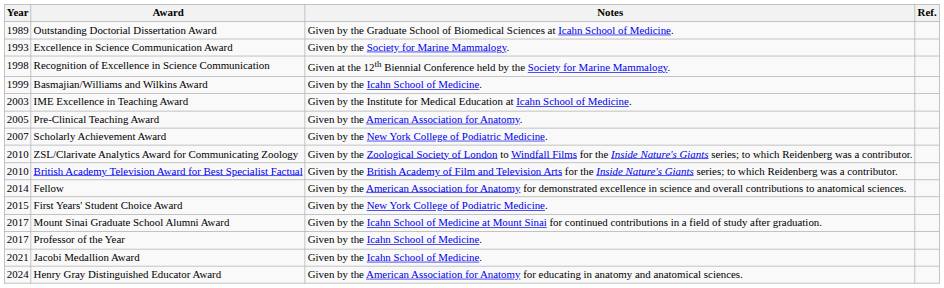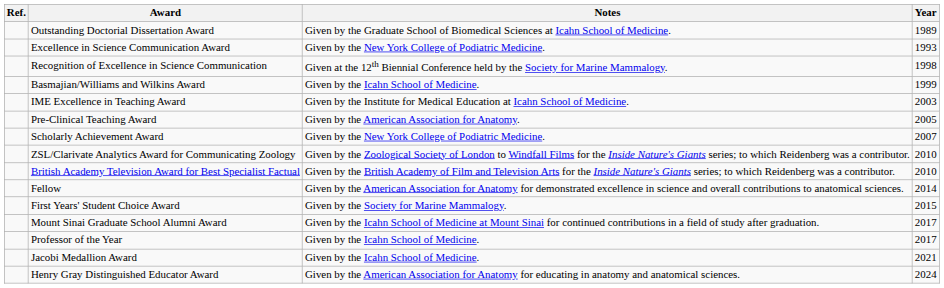columns swapped: (18, 13) <-> (927, 13)
(408, 47) Given by the Society for Marine Mammalogy. -> (425, 47) Given by the New York College of Podiatric Medicine.
(428, 205) Given by the New York College of Podiatric Medicine. -> (406, 205) Given by the Society for Marine Mammalogy.
